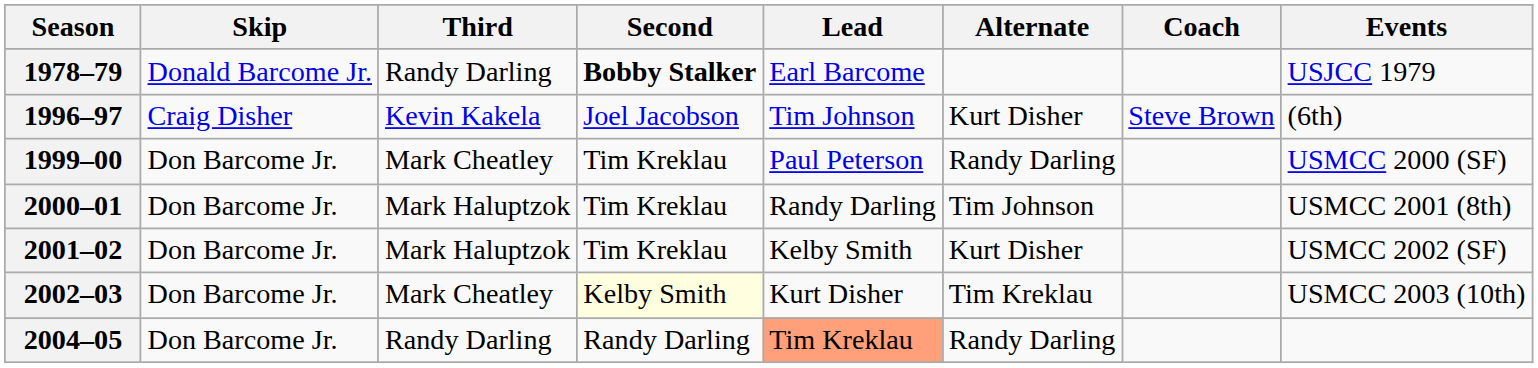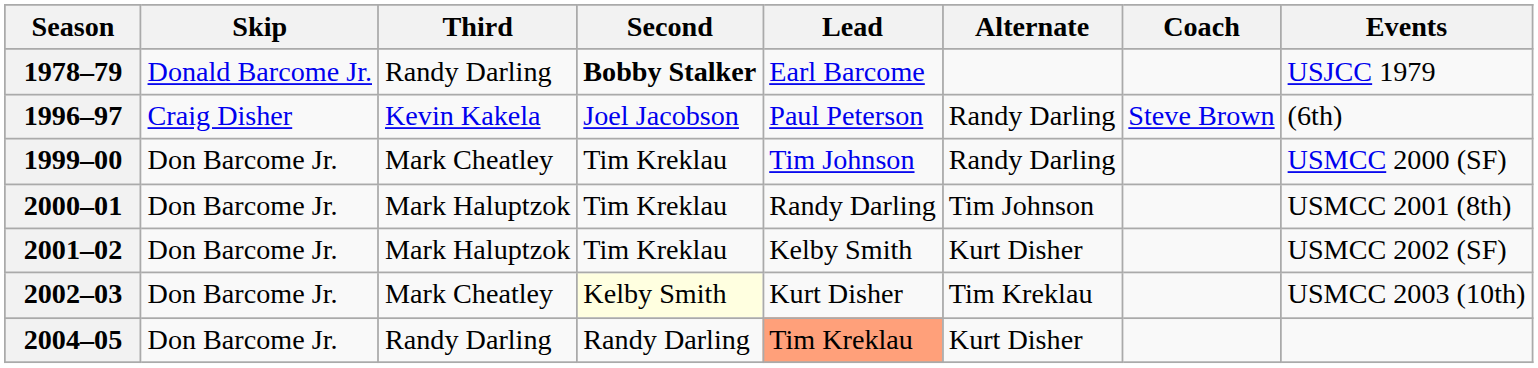(842, 116) Tim Johnson -> (846, 116) Paul Peterson
(1016, 116) Kurt Disher -> (1032, 116) Randy Darling
(846, 160) Paul Peterson -> (842, 160) Tim Johnson
(1032, 339) Randy Darling -> (1016, 339) Kurt Disher
